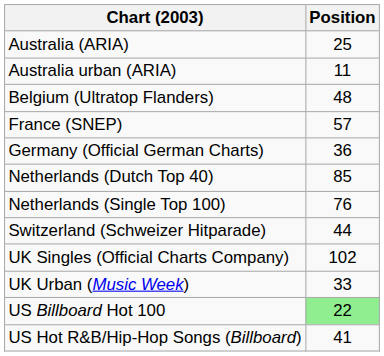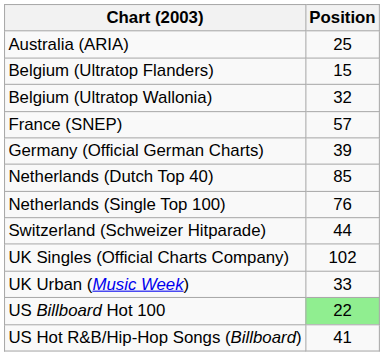- row: (92, 71)
(342, 97) 48 -> (342, 71) 15
+ row: (110, 97)
(342, 151) 36 -> (342, 151) 39
